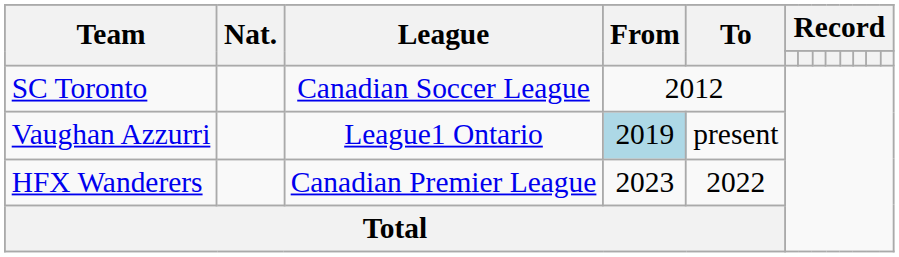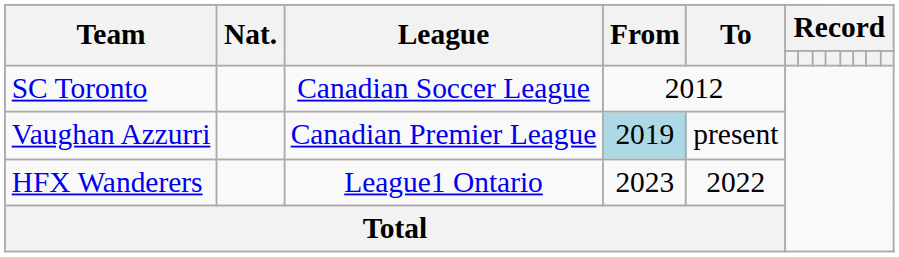(444, 134) League1 Ontario -> (444, 134) Canadian Premier League
(444, 181) Canadian Premier League -> (444, 181) League1 Ontario
